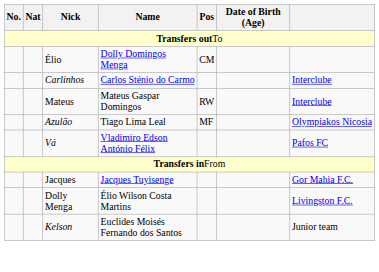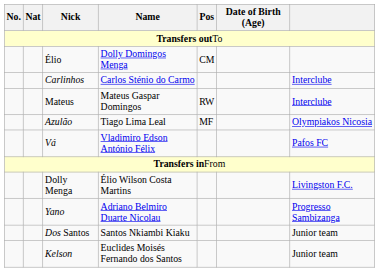- row: (60, 179)
+ row: (55, 211)
+ row: (67, 232)
